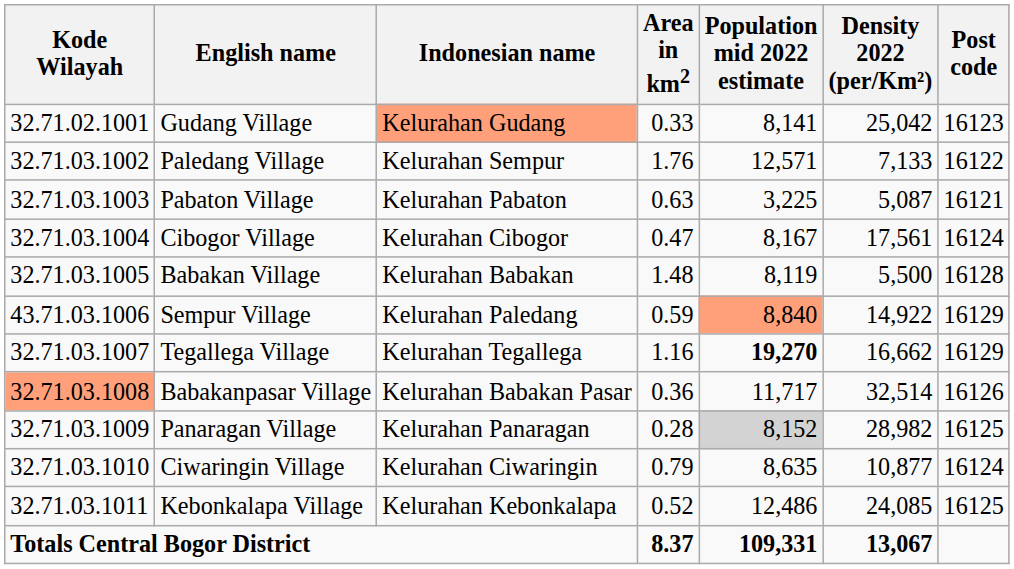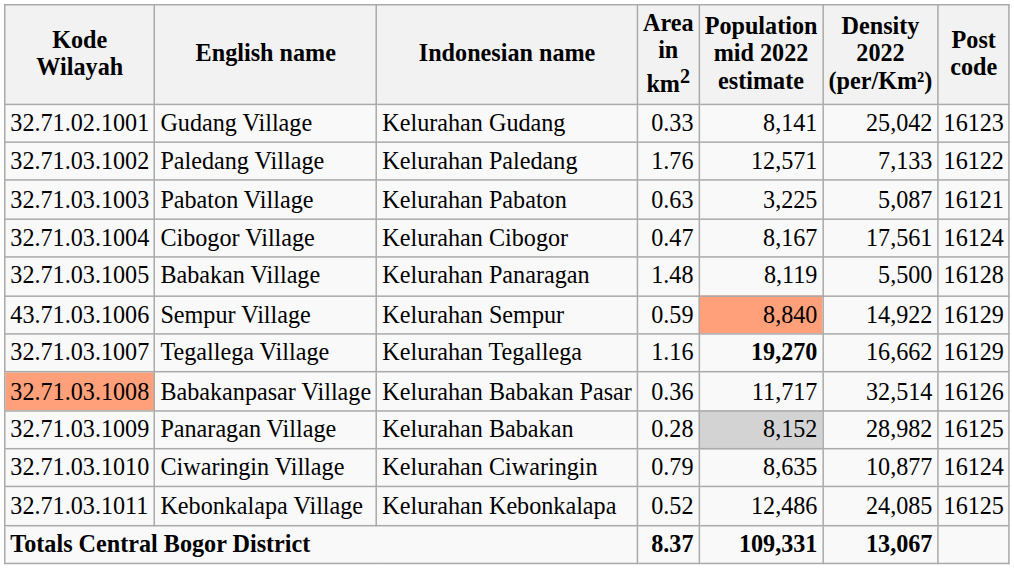(474, 122) lightsalmon background -> (474, 122) no background
(473, 161) Kelurahan Sempur -> (480, 161) Kelurahan Paledang
(478, 276) Kelurahan Babakan -> (486, 276) Kelurahan Panaragan
(480, 314) Kelurahan Paledang -> (473, 314) Kelurahan Sempur
(486, 429) Kelurahan Panaragan -> (478, 429) Kelurahan Babakan
